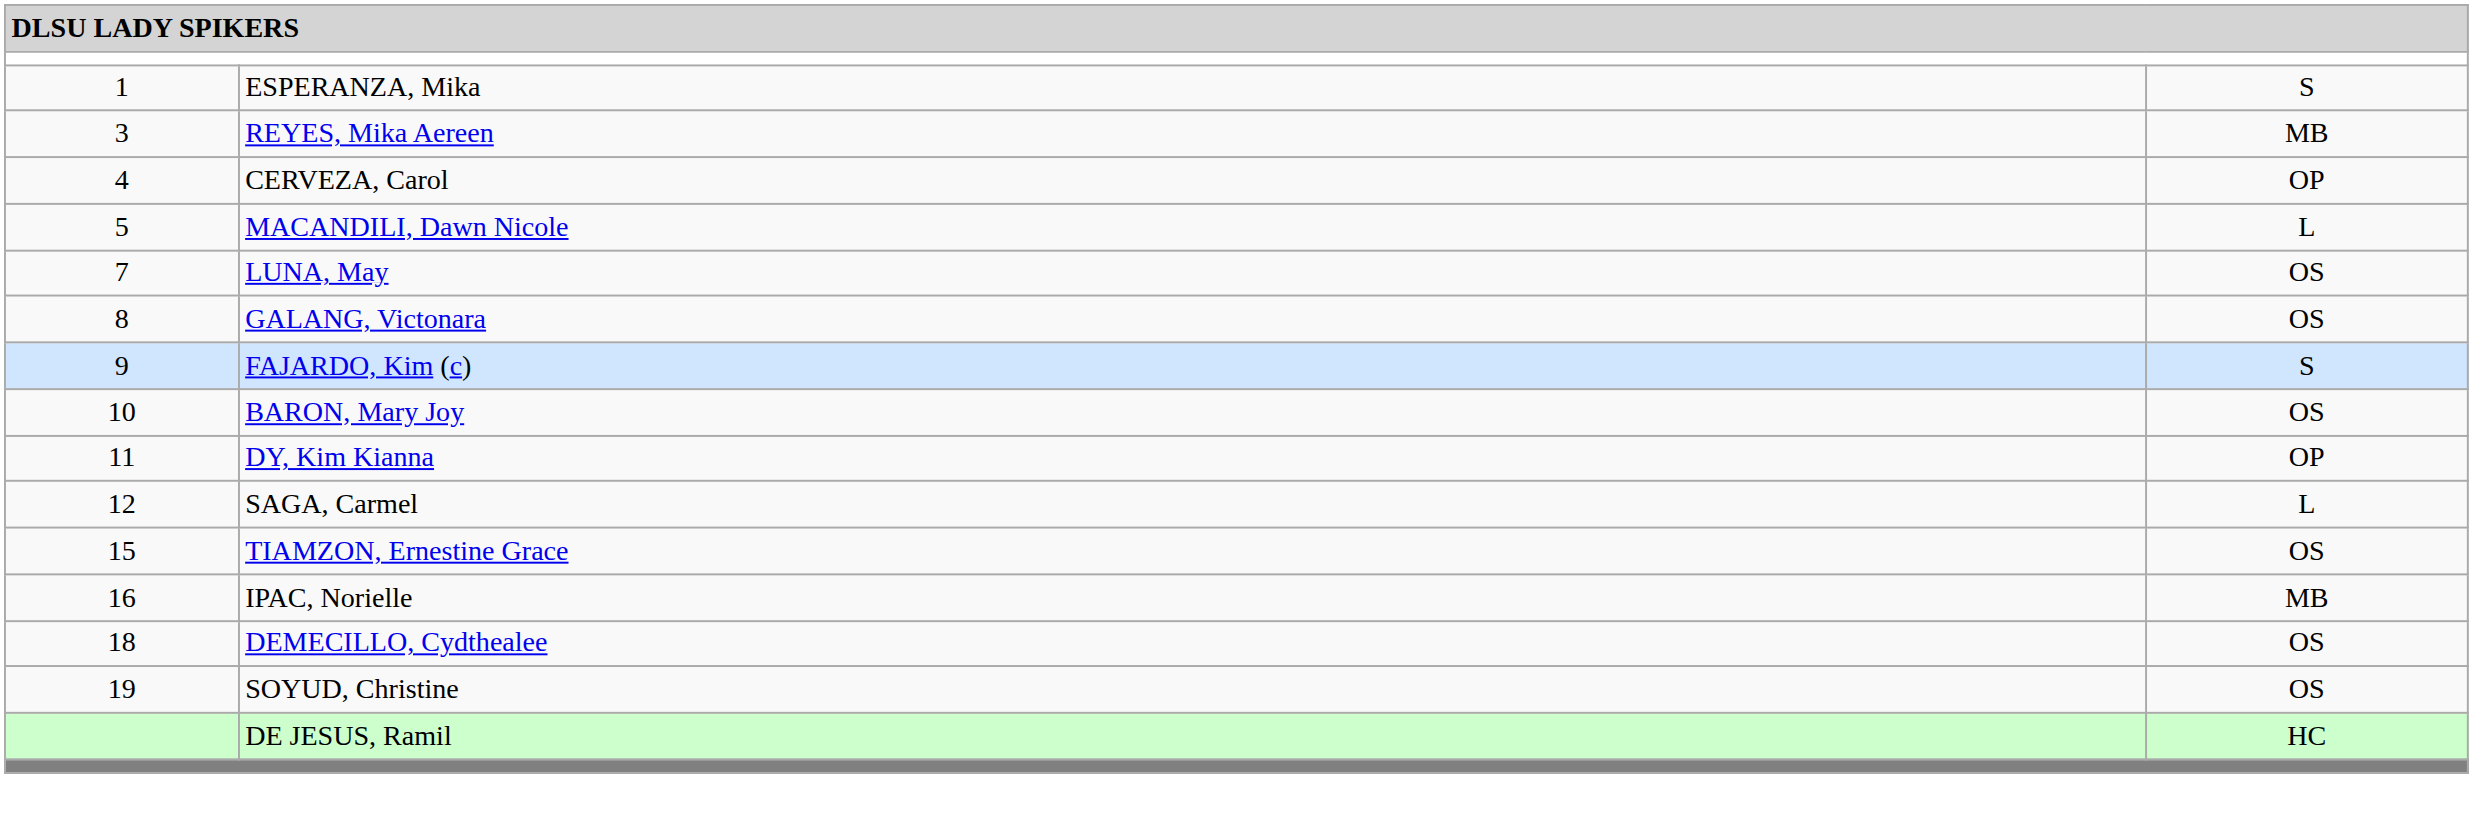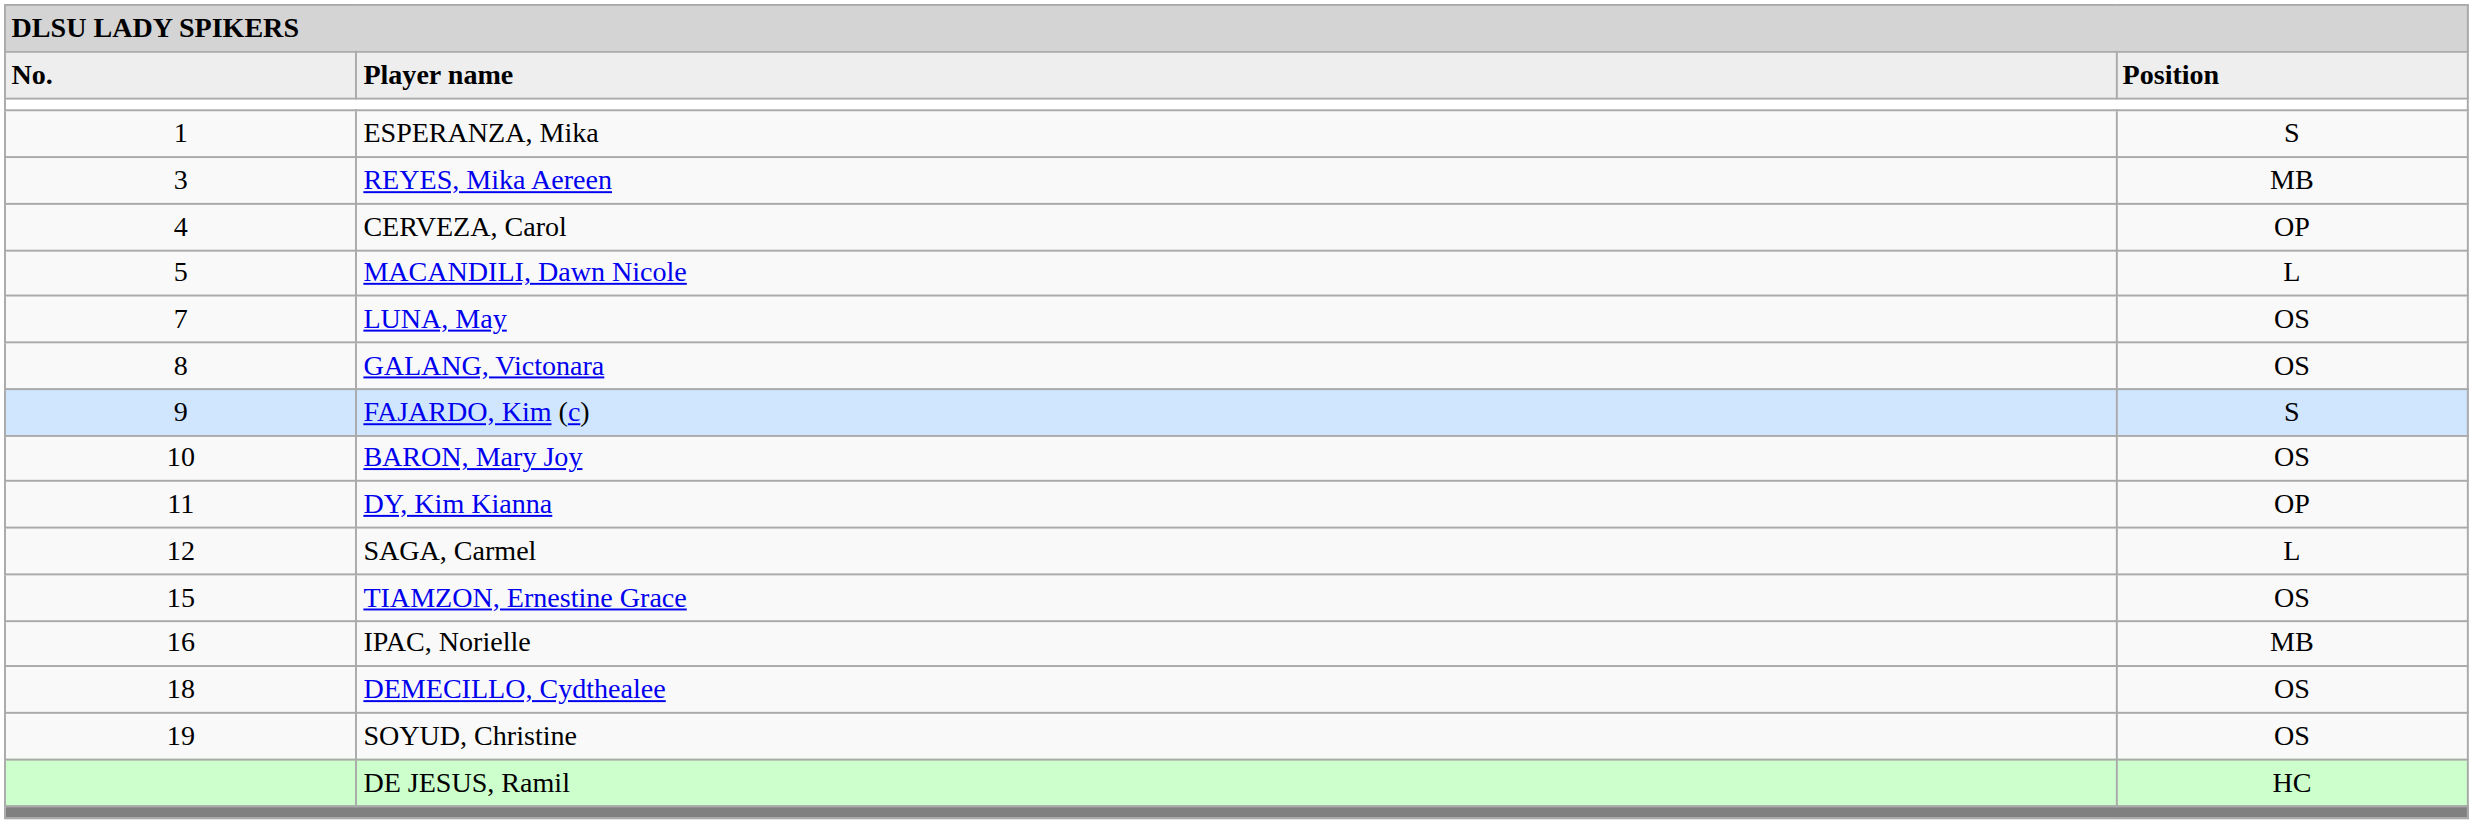+ row: (32, 74)
